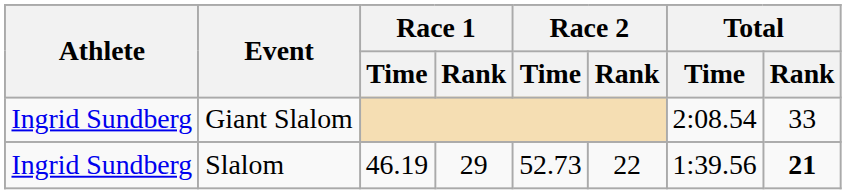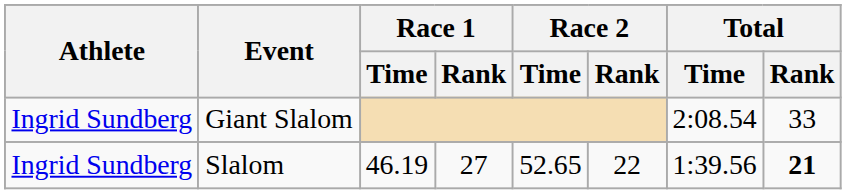(474, 165) 29 -> (474, 165) 27
(550, 165) 52.73 -> (550, 165) 52.65
